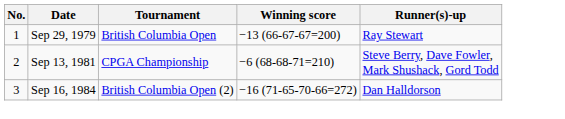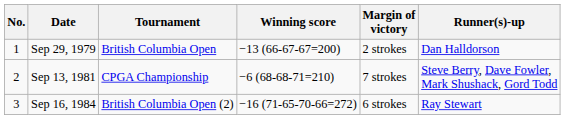+ column: (389, 22)
(393, 35) Ray Stewart -> (460, 49) Dan Halldorson
(402, 90) Dan Halldorson -> (451, 104) Ray Stewart
